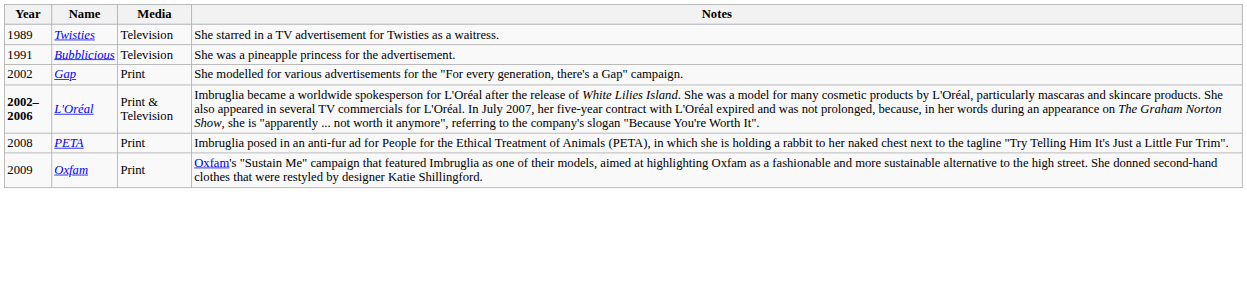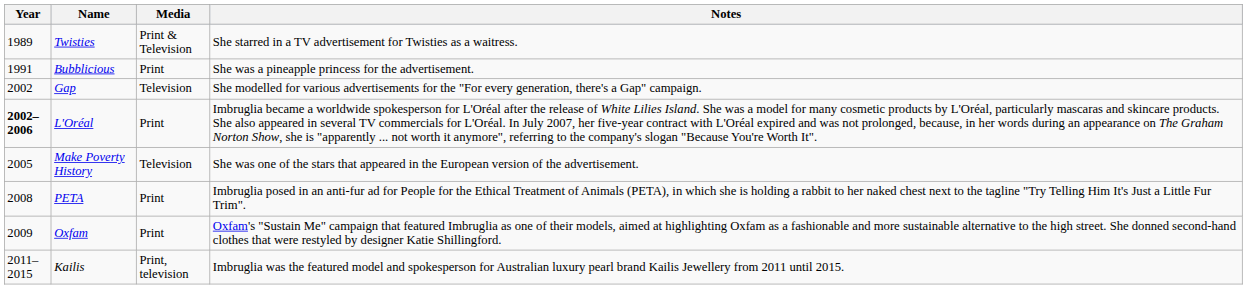(147, 34) Television -> (166, 41) Print & Television
(147, 54) Television -> (152, 68) Print
(133, 74) Print -> (166, 88) Television
(147, 108) Print & Television -> (152, 123) Print
+ row: (89, 164)
+ row: (69, 267)
